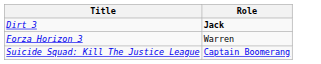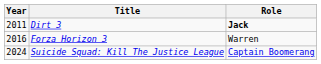+ column: (17, 11)
